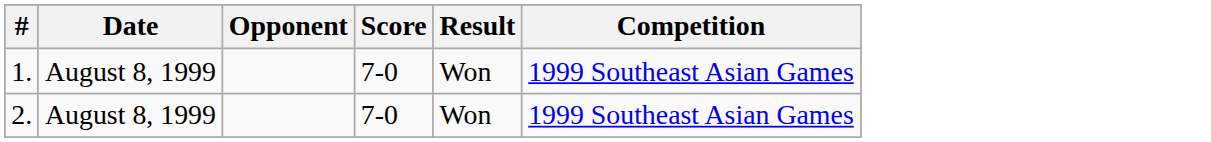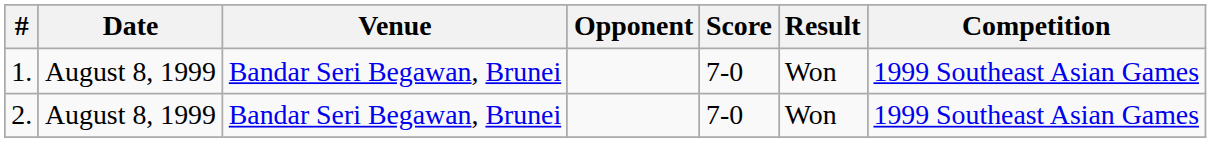+ column: (395, 26)
